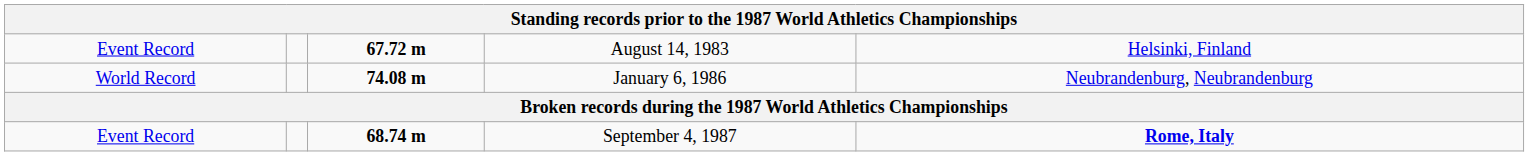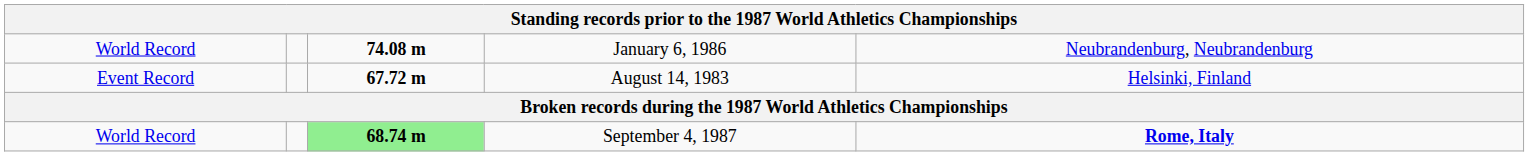rows swapped: (670, 77) <-> (670, 48)
(146, 136) Event Record -> (146, 136) World Record
(396, 136) no background -> (396, 136) lightgreen background
